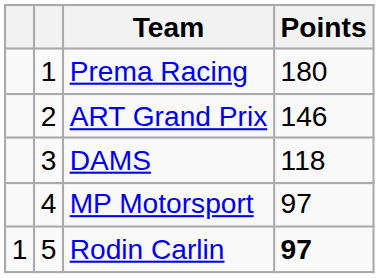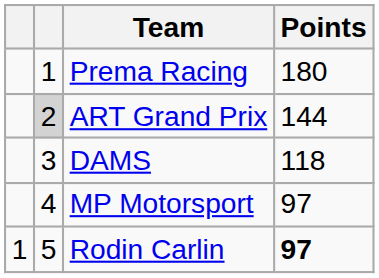(49, 116) no background -> (49, 116) lightgrey background
(304, 116) 146 -> (304, 116) 144
